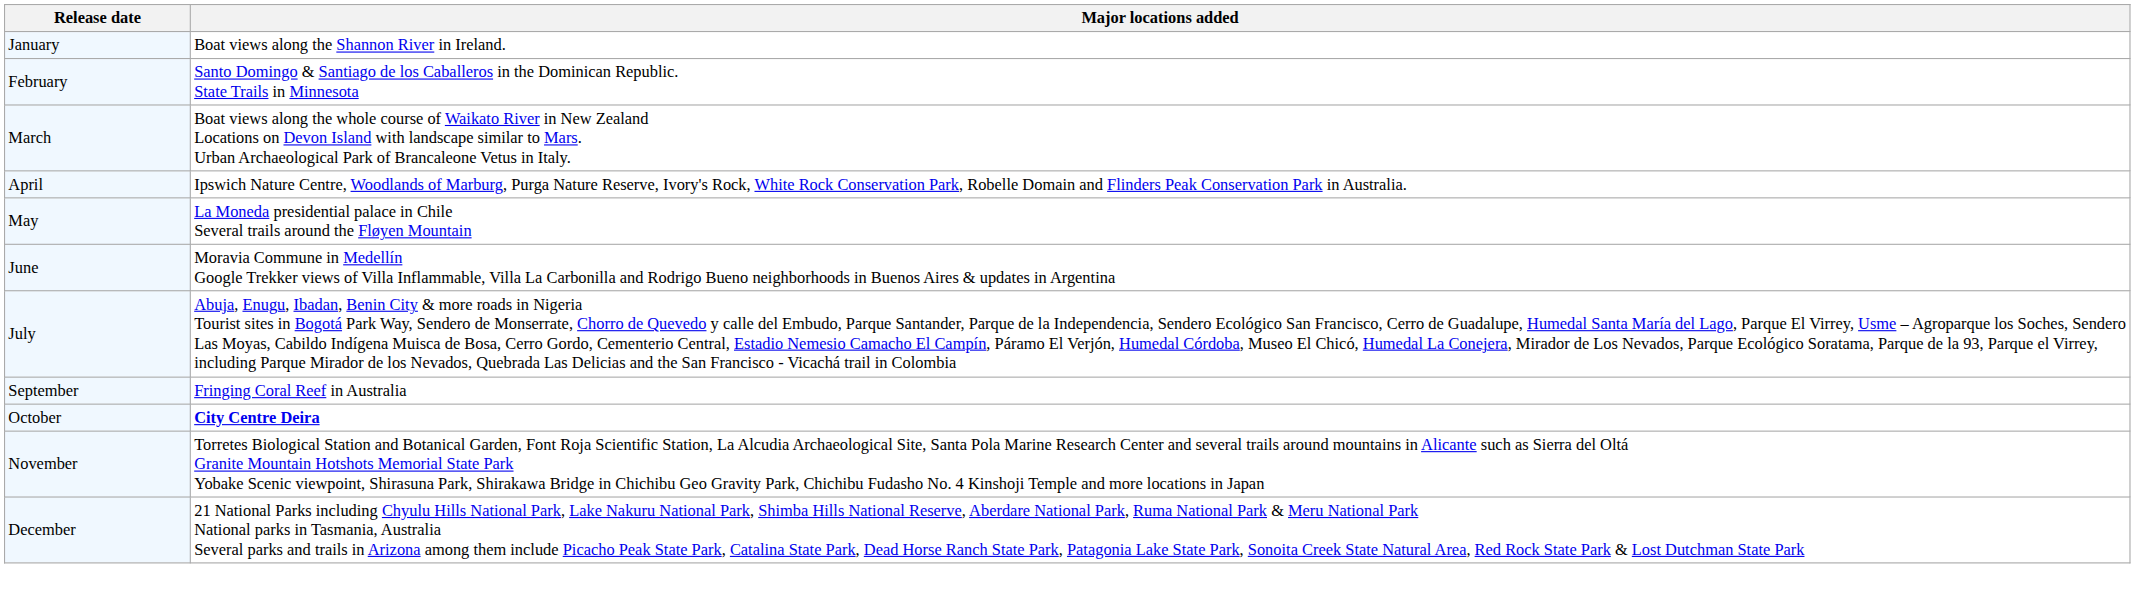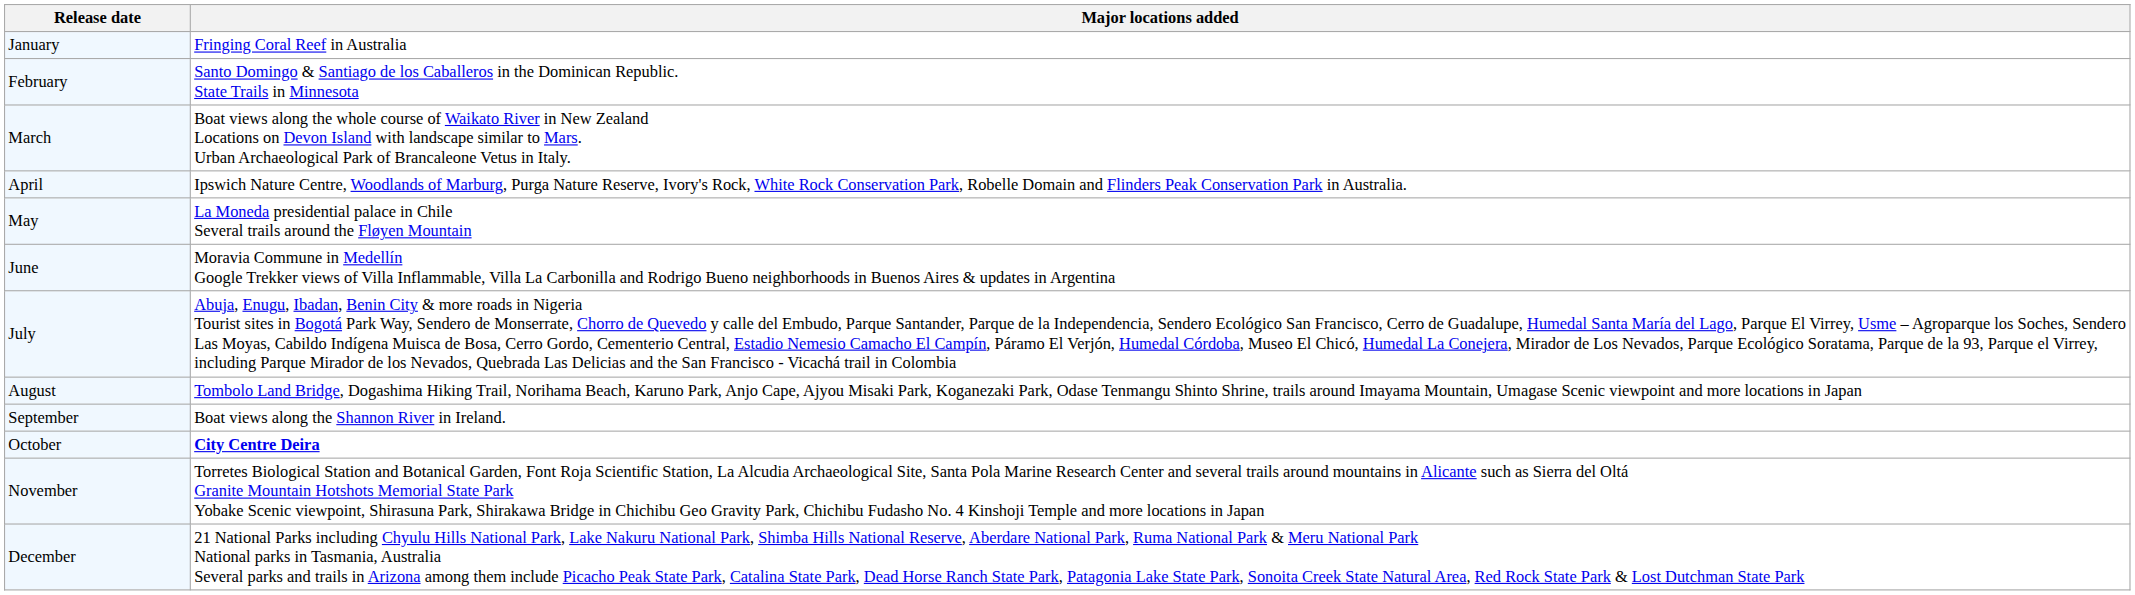(350, 45) Boat views along the Shannon River in Ireland. -> (300, 45) Fringing Coral Reef in Australia
+ row: (32, 390)
(300, 390) Fringing Coral Reef in Australia -> (350, 417) Boat views along the Shannon River in Ireland.
